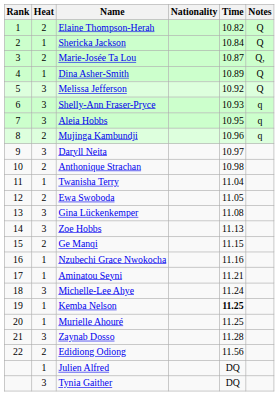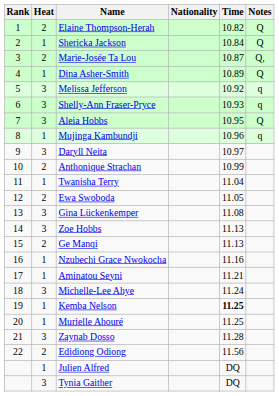(260, 89) Q -> (260, 89) q
(260, 120) q -> (260, 120) Q
(44, 136) 2 -> (44, 136) 1
(233, 167) 10.98 -> (233, 167) 10.99
(233, 244) 11.15 -> (233, 244) 11.13
